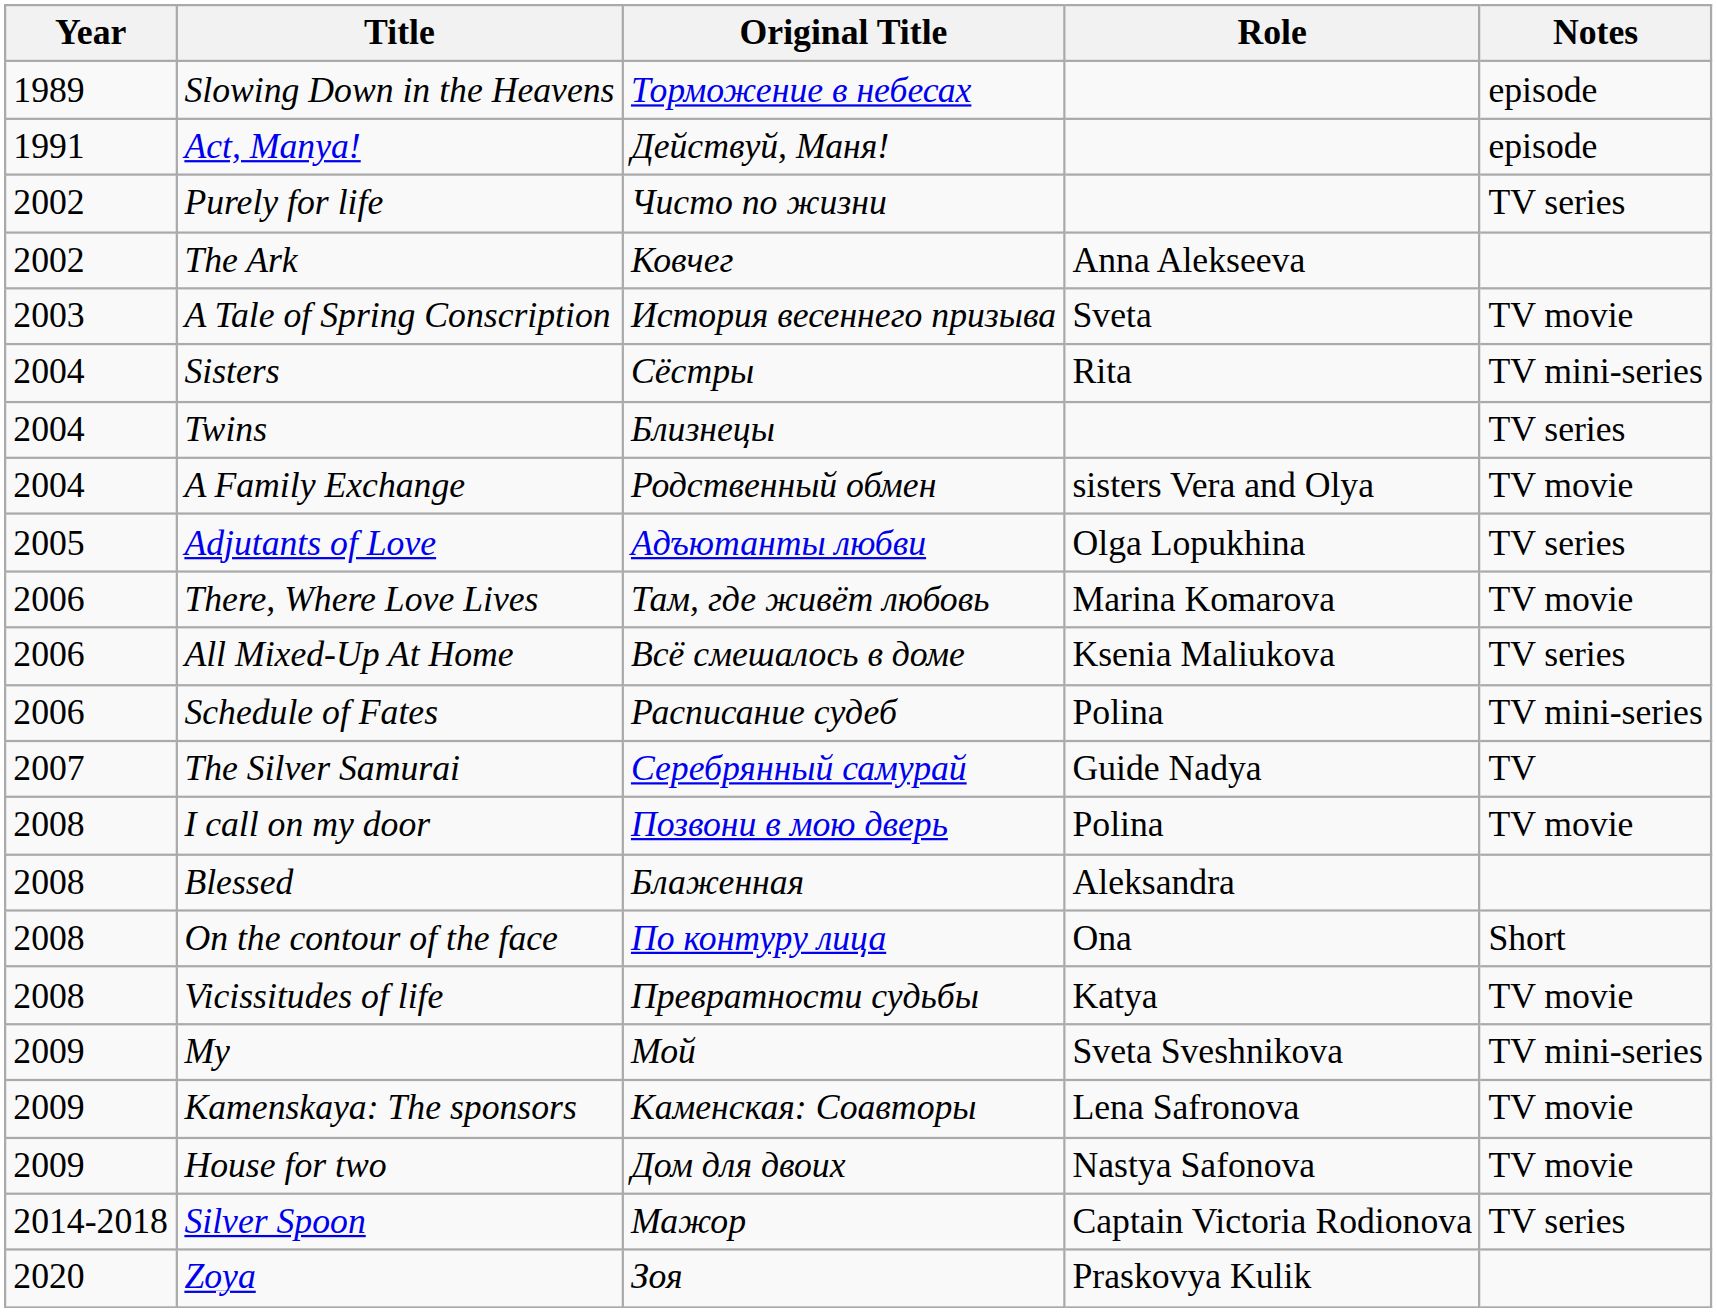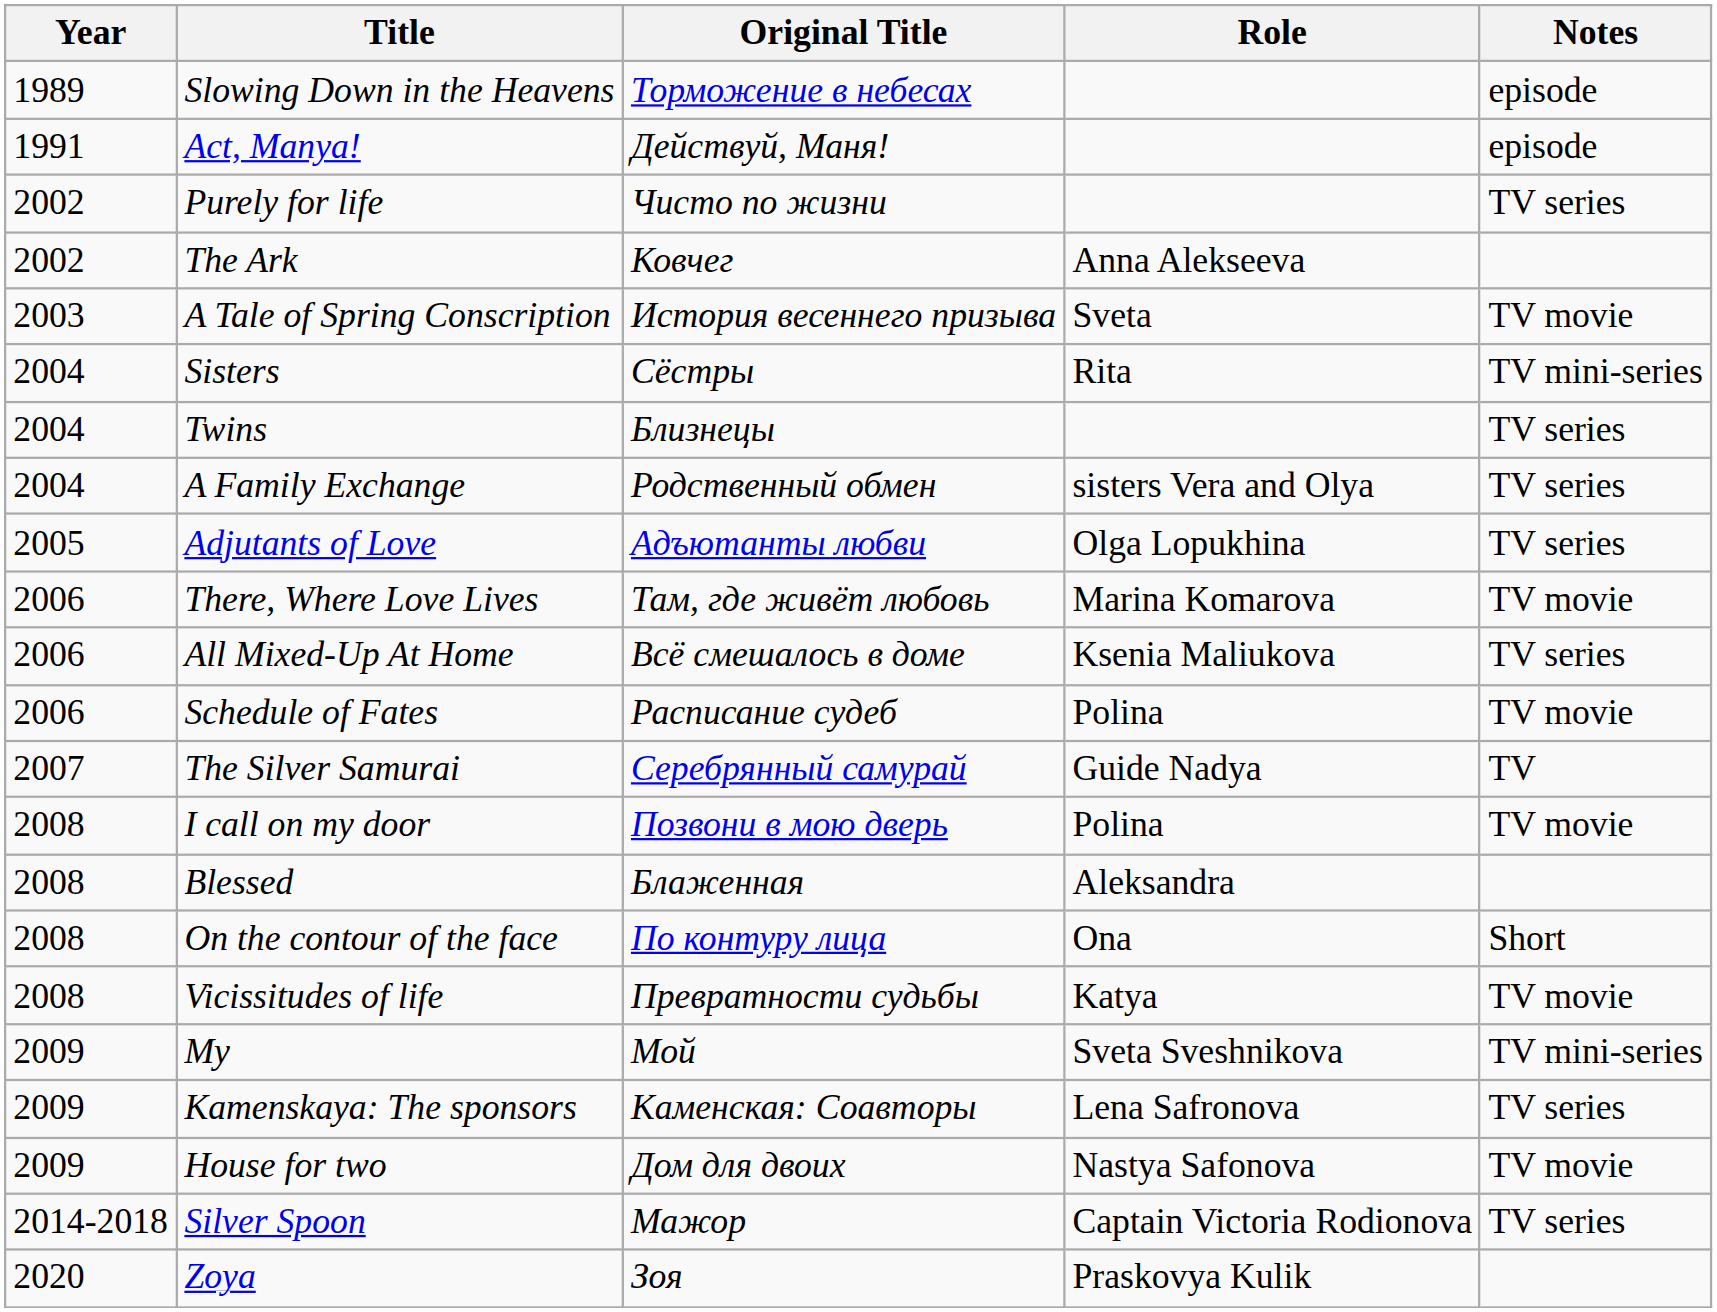(1561, 485) TV movie -> (1557, 485) TV series
(1596, 711) TV mini-series -> (1561, 711) TV movie
(1561, 1107) TV movie -> (1557, 1107) TV series
